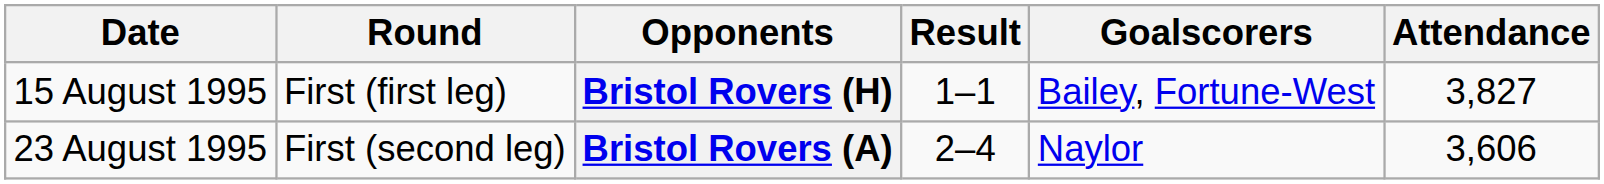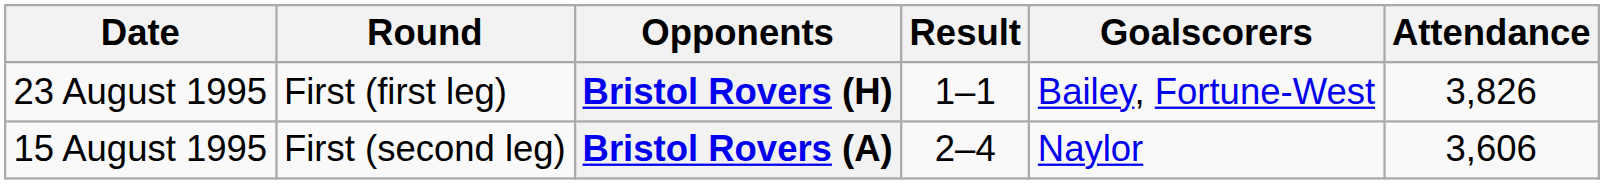(140, 91) 15 August 1995 -> (140, 91) 23 August 1995
(1491, 91) 3,827 -> (1491, 91) 3,826
(140, 149) 23 August 1995 -> (140, 149) 15 August 1995
